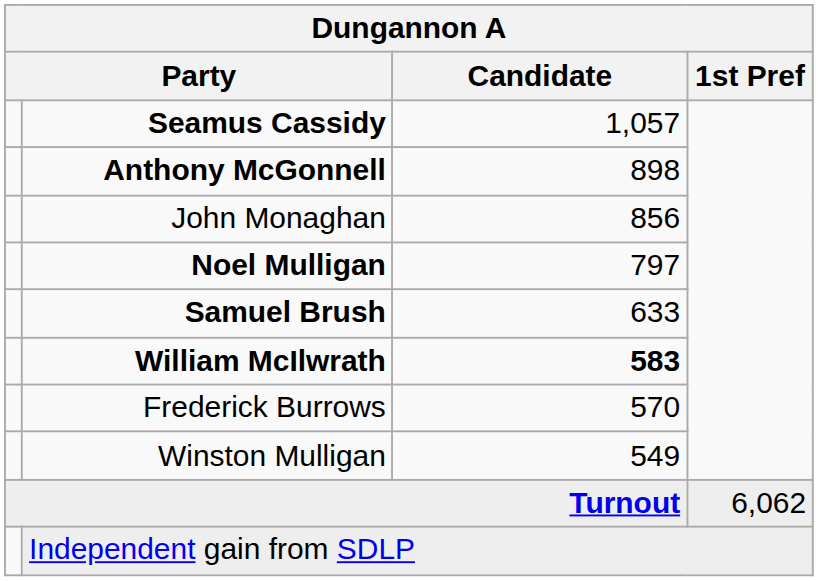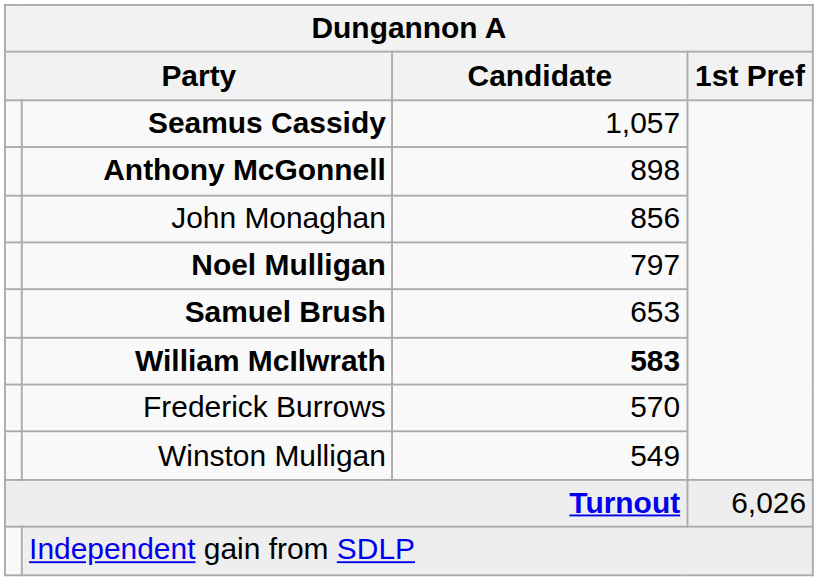(655, 312) 633 -> (655, 312) 653
(769, 502) 6,062 -> (769, 502) 6,026
